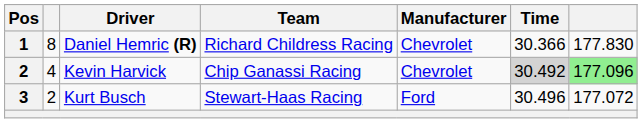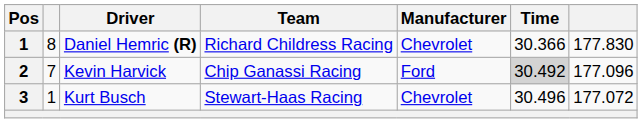(51, 71) 4 -> (51, 71) 7
(436, 71) Chevrolet -> (418, 71) Ford
(603, 71) lightgreen background -> (603, 71) no background
(51, 97) 2 -> (51, 97) 1
(418, 97) Ford -> (436, 97) Chevrolet
